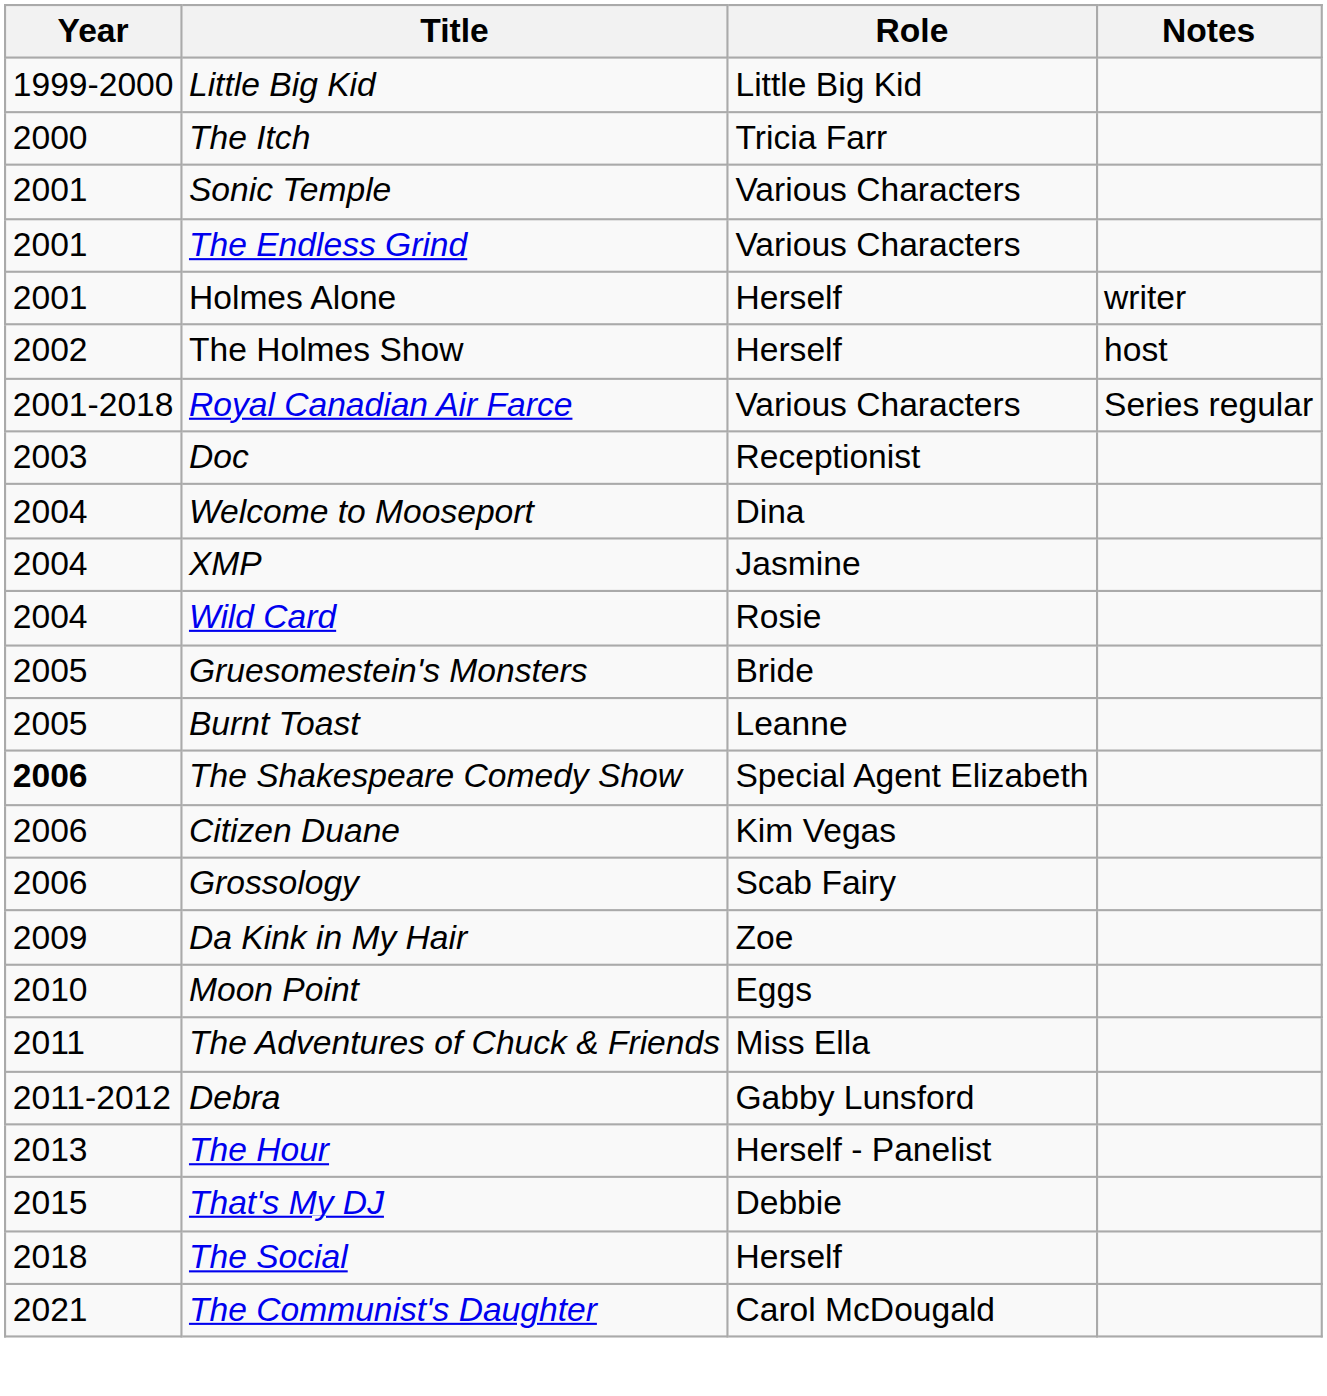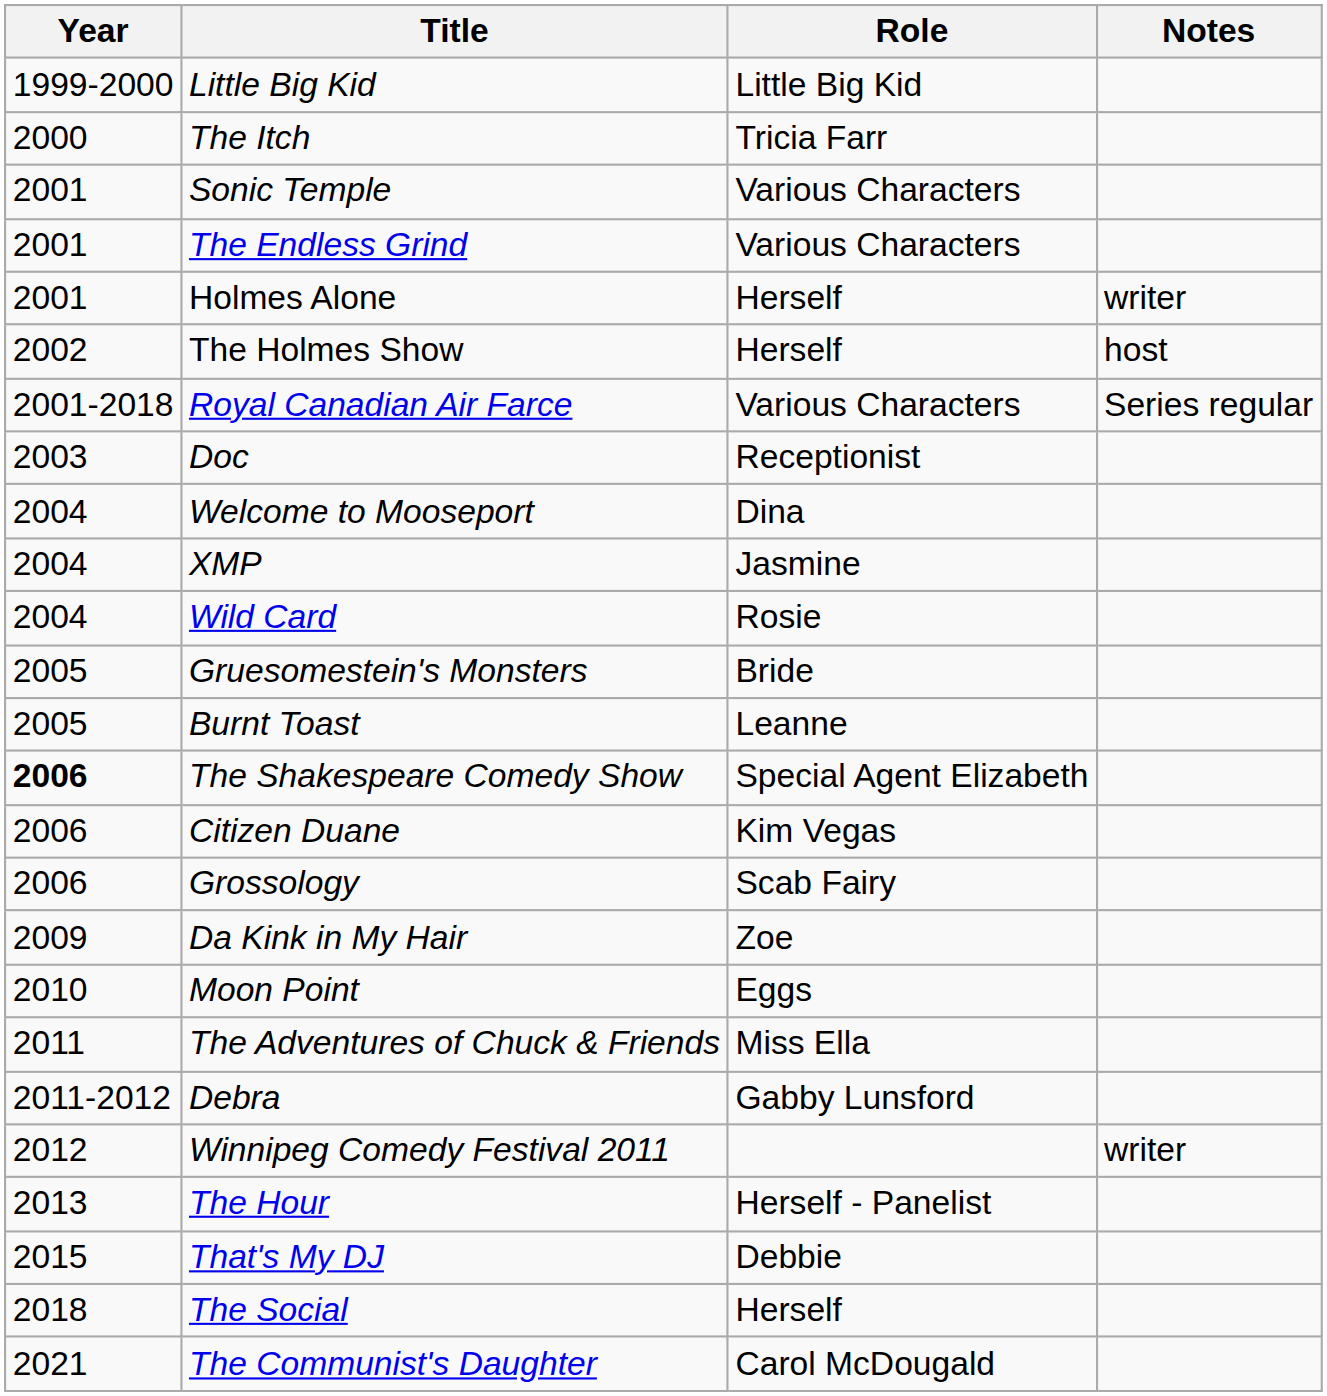+ row: (429, 1150)
